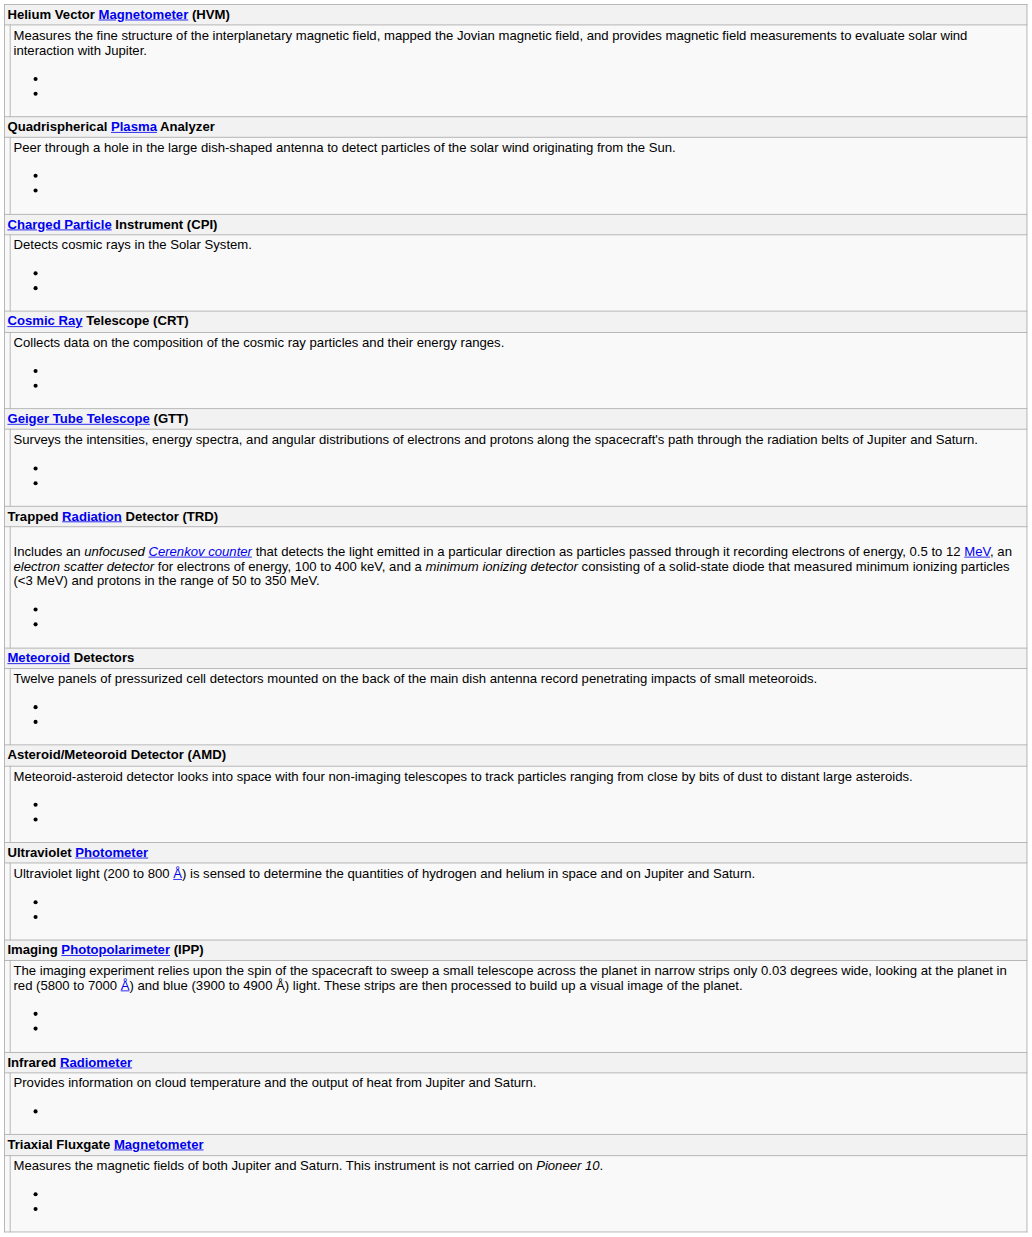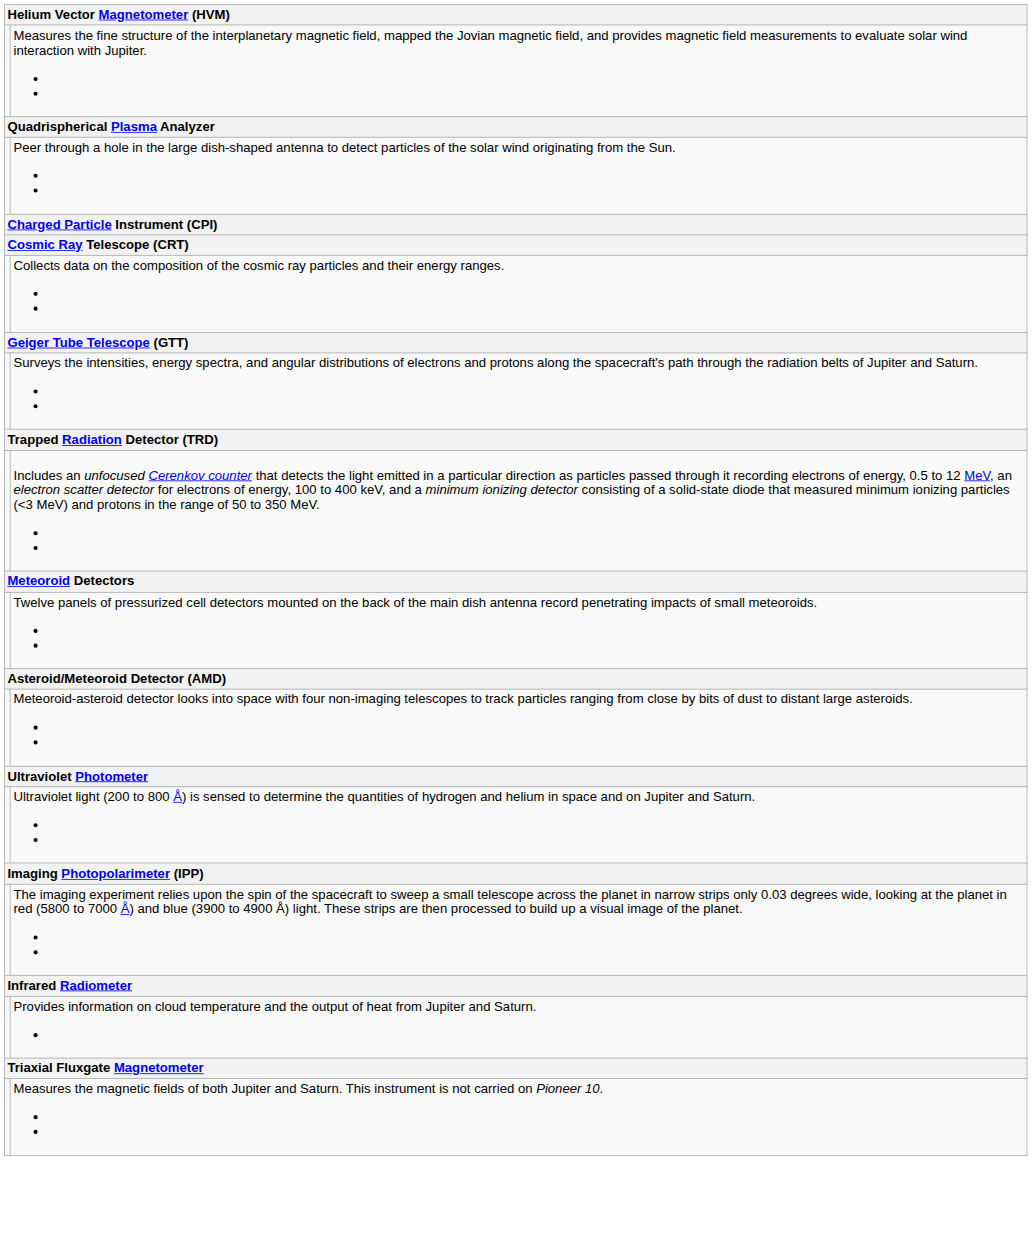- row: (519, 266)
